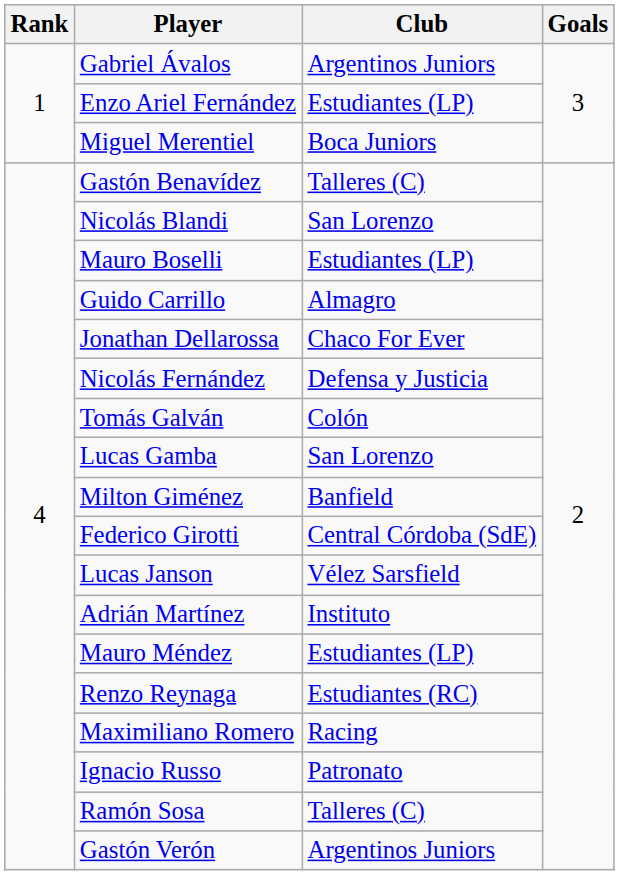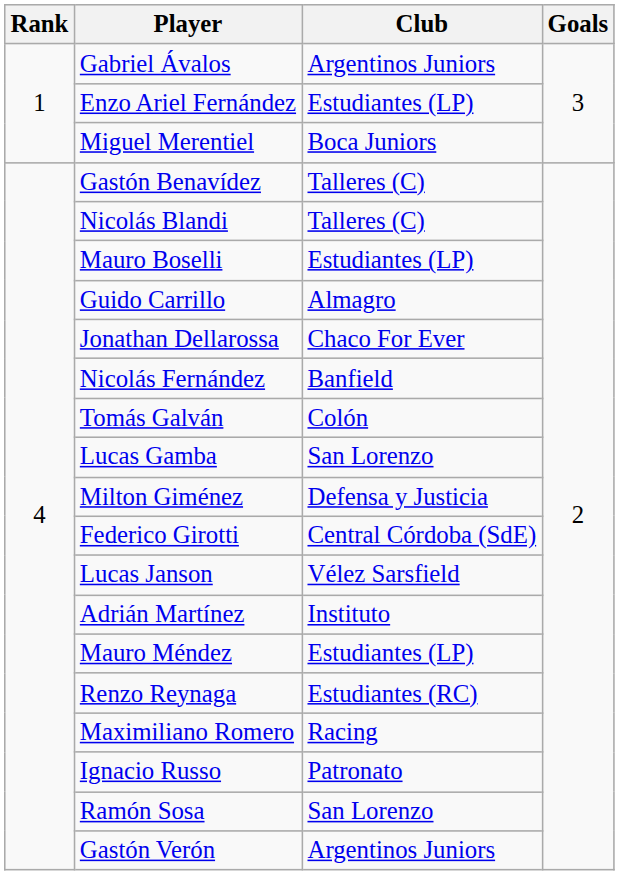(371, 220) San Lorenzo -> (366, 220) Talleres (C)
(398, 378) Defensa y Justicia -> (350, 378) Banfield
(350, 496) Banfield -> (398, 496) Defensa y Justicia
(366, 810) Talleres (C) -> (371, 810) San Lorenzo
